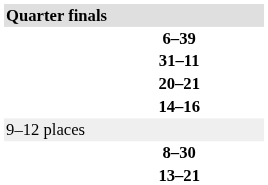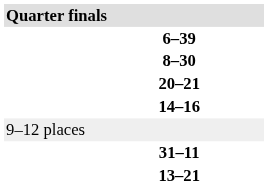rows swapped: (179, 61) <-> (179, 152)
